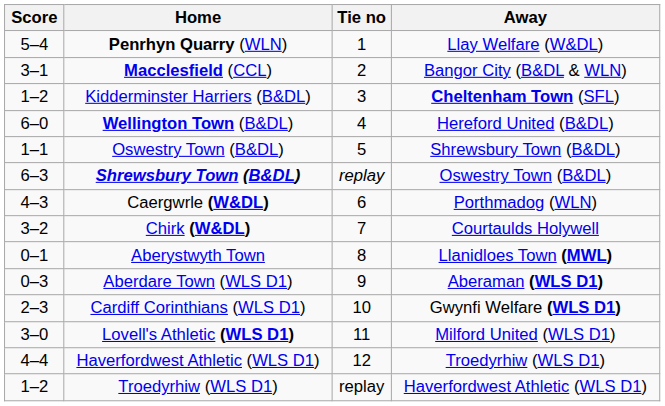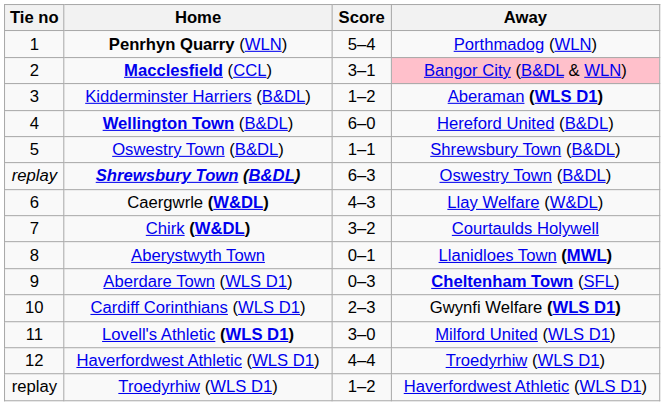columns swapped: (362, 17) <-> (34, 17)
(525, 44) Llay Welfare (W&DL) -> (525, 44) Porthmadog (WLN)
(525, 70) no background -> (525, 70) pink background
(525, 96) Cheltenham Town (SFL) -> (525, 96) Aberaman (WLS D1)
(525, 202) Porthmadog (WLN) -> (525, 202) Llay Welfare (W&DL)
(525, 281) Aberaman (WLS D1) -> (525, 281) Cheltenham Town (SFL)
